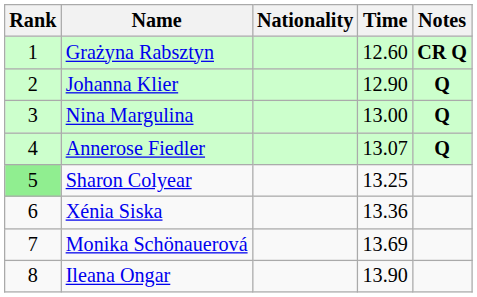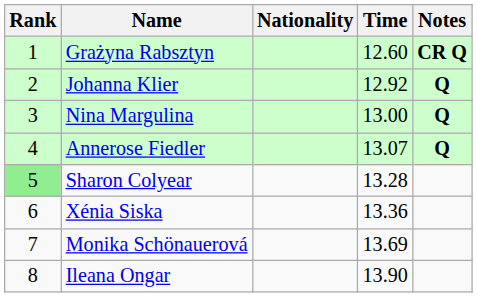(385, 84) 12.90 -> (385, 84) 12.92
(385, 180) 13.25 -> (385, 180) 13.28
